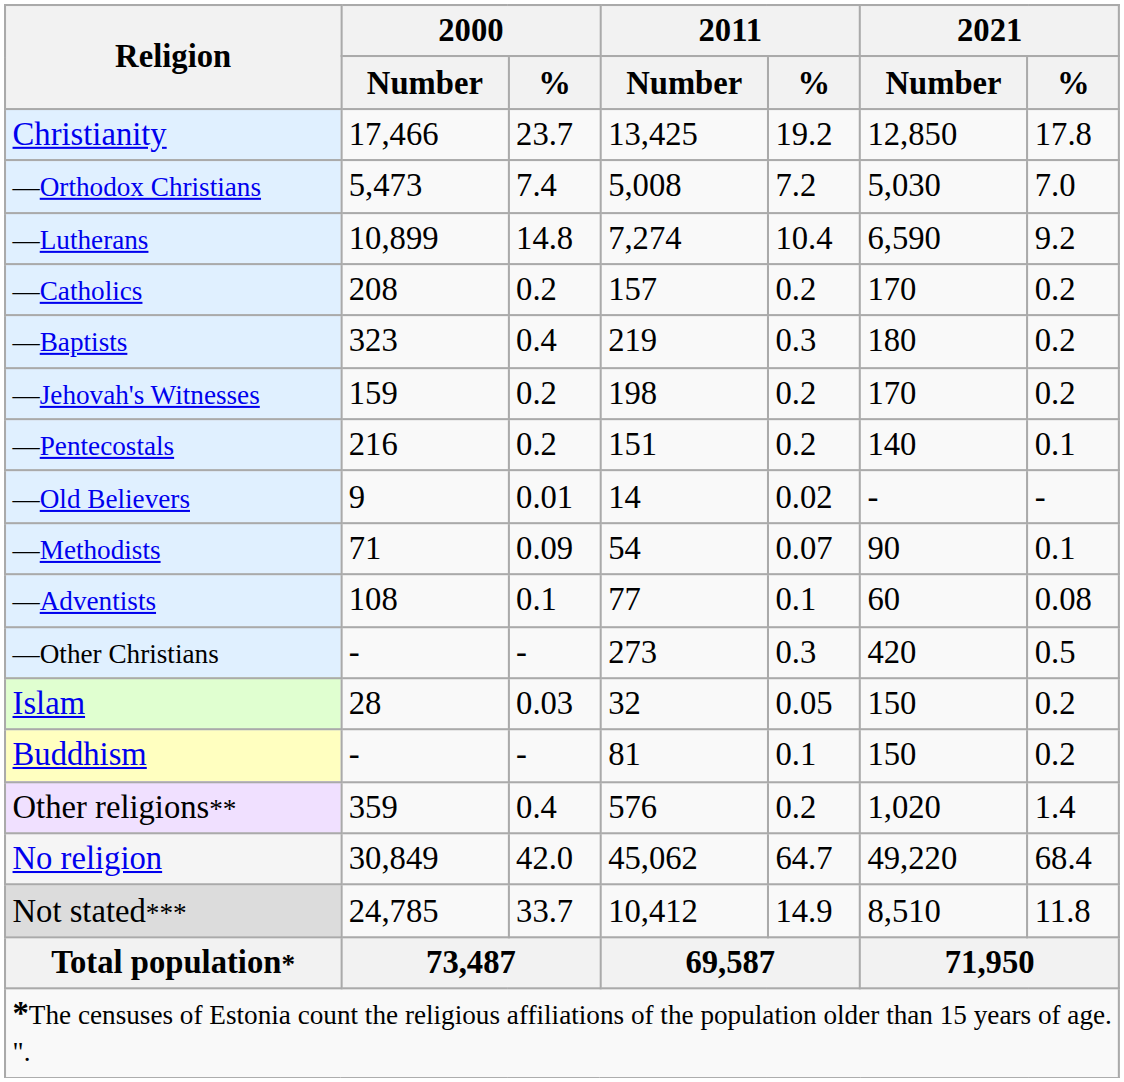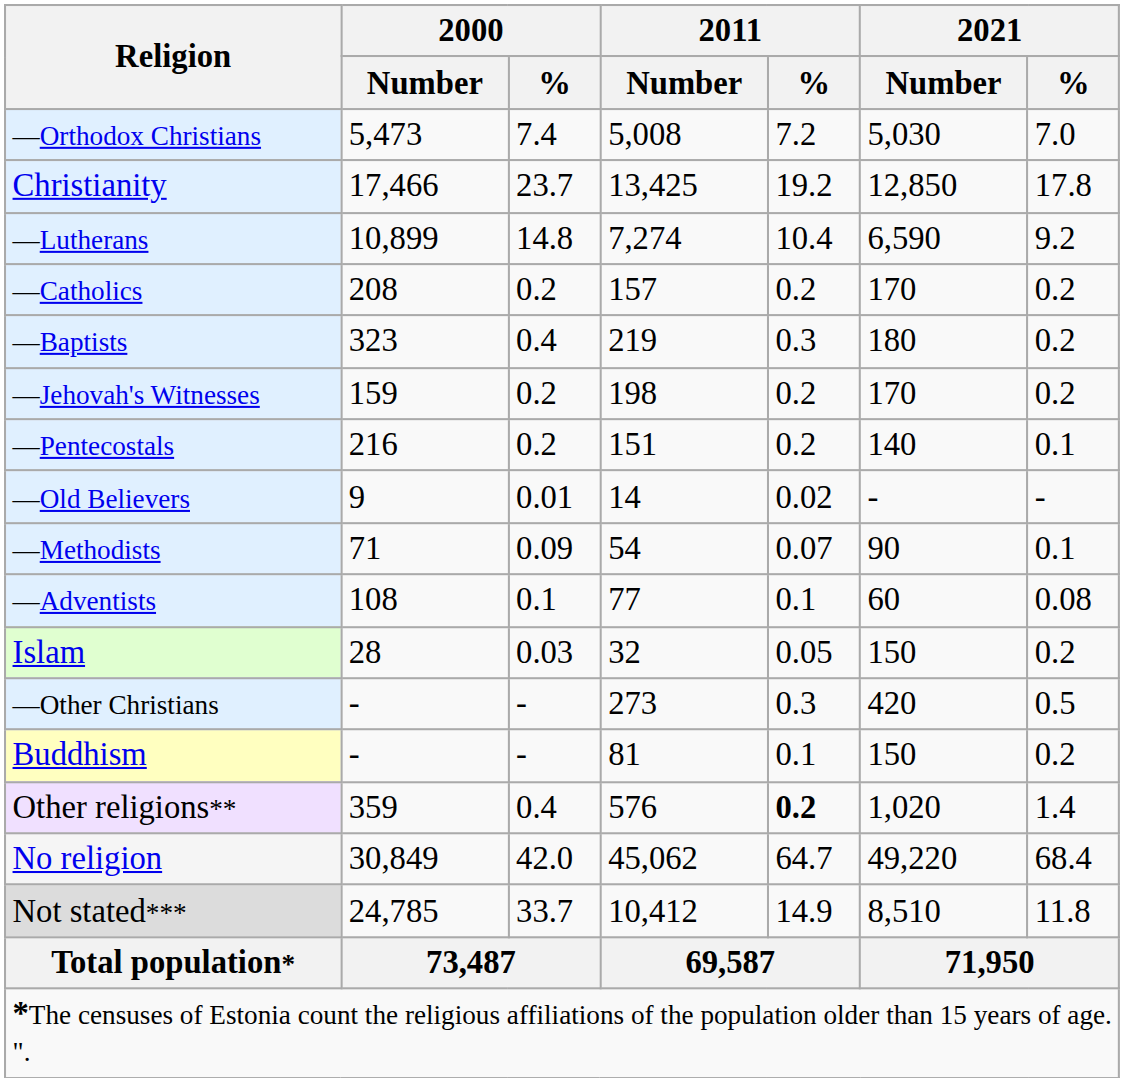rows swapped: (90, 133) <-> (137, 187)
rows swapped: (116, 653) <-> (49, 703)
(796, 806) normal -> (796, 806) bold
